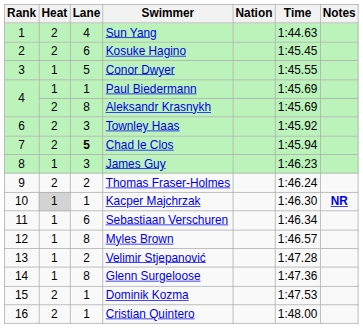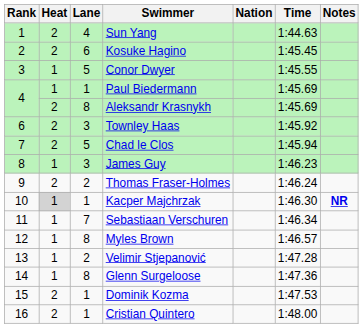(86, 145) bold -> (86, 145) normal
(86, 220) 6 -> (86, 220) 7
